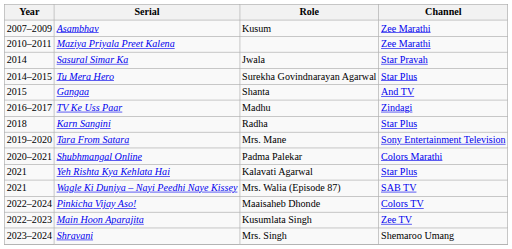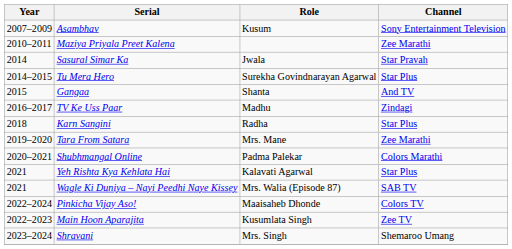(406, 28) Zee Marathi -> (443, 28) Sony Entertainment Television
(443, 140) Sony Entertainment Television -> (406, 140) Zee Marathi
